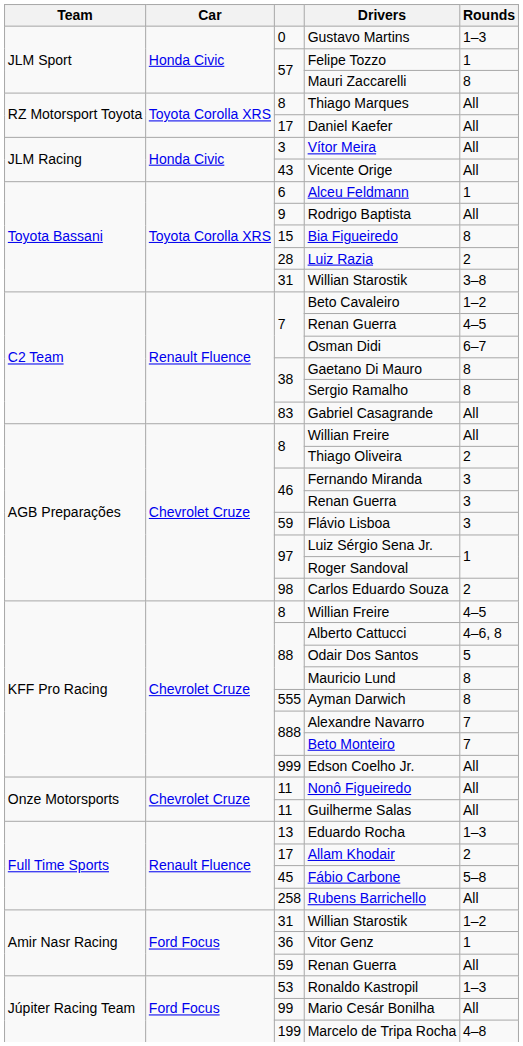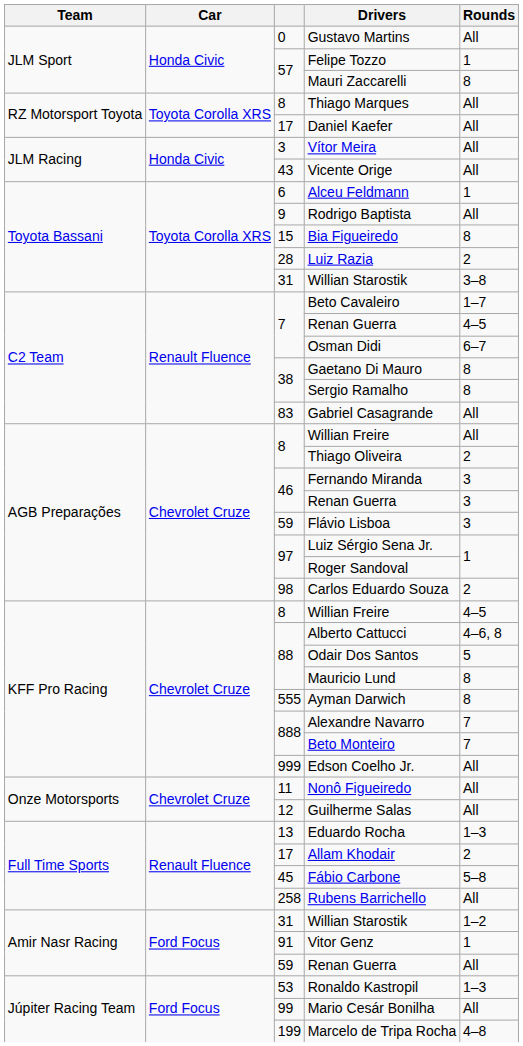(475, 37) 1–3 -> (471, 37) All
(475, 302) 1–2 -> (475, 302) 1–7
(285, 810) 11 -> (285, 810) 12
(285, 943) 36 -> (285, 943) 91
